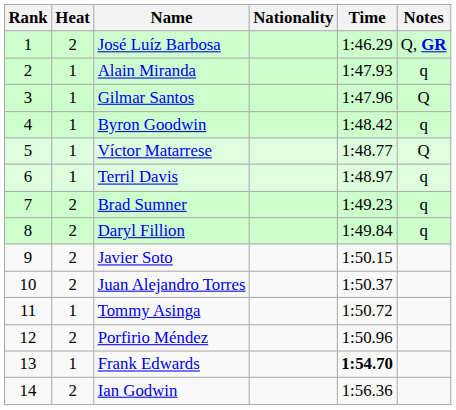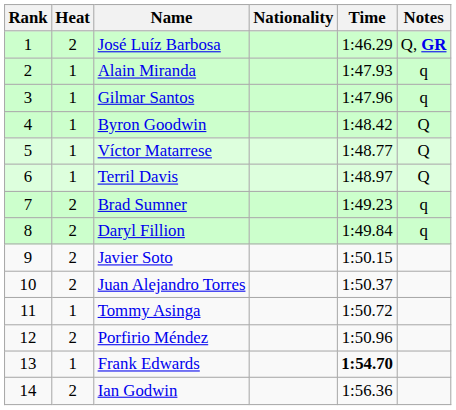(424, 97) Q -> (424, 97) q
(424, 124) q -> (424, 124) Q
(424, 177) q -> (424, 177) Q
